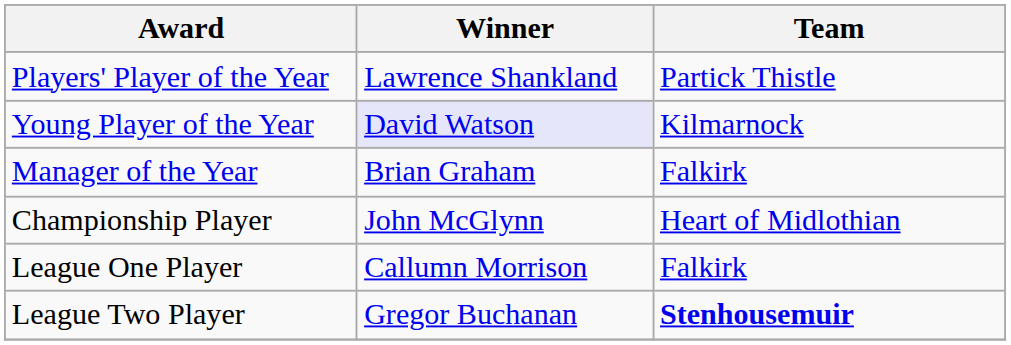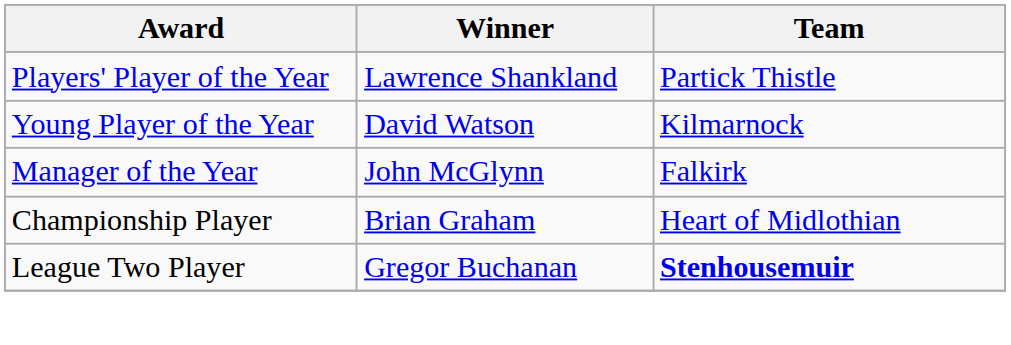(449, 123) lavender background -> (449, 123) no background
(450, 171) Brian Graham -> (454, 171) John McGlynn
(454, 219) John McGlynn -> (450, 219) Brian Graham
- row: (127, 266)
